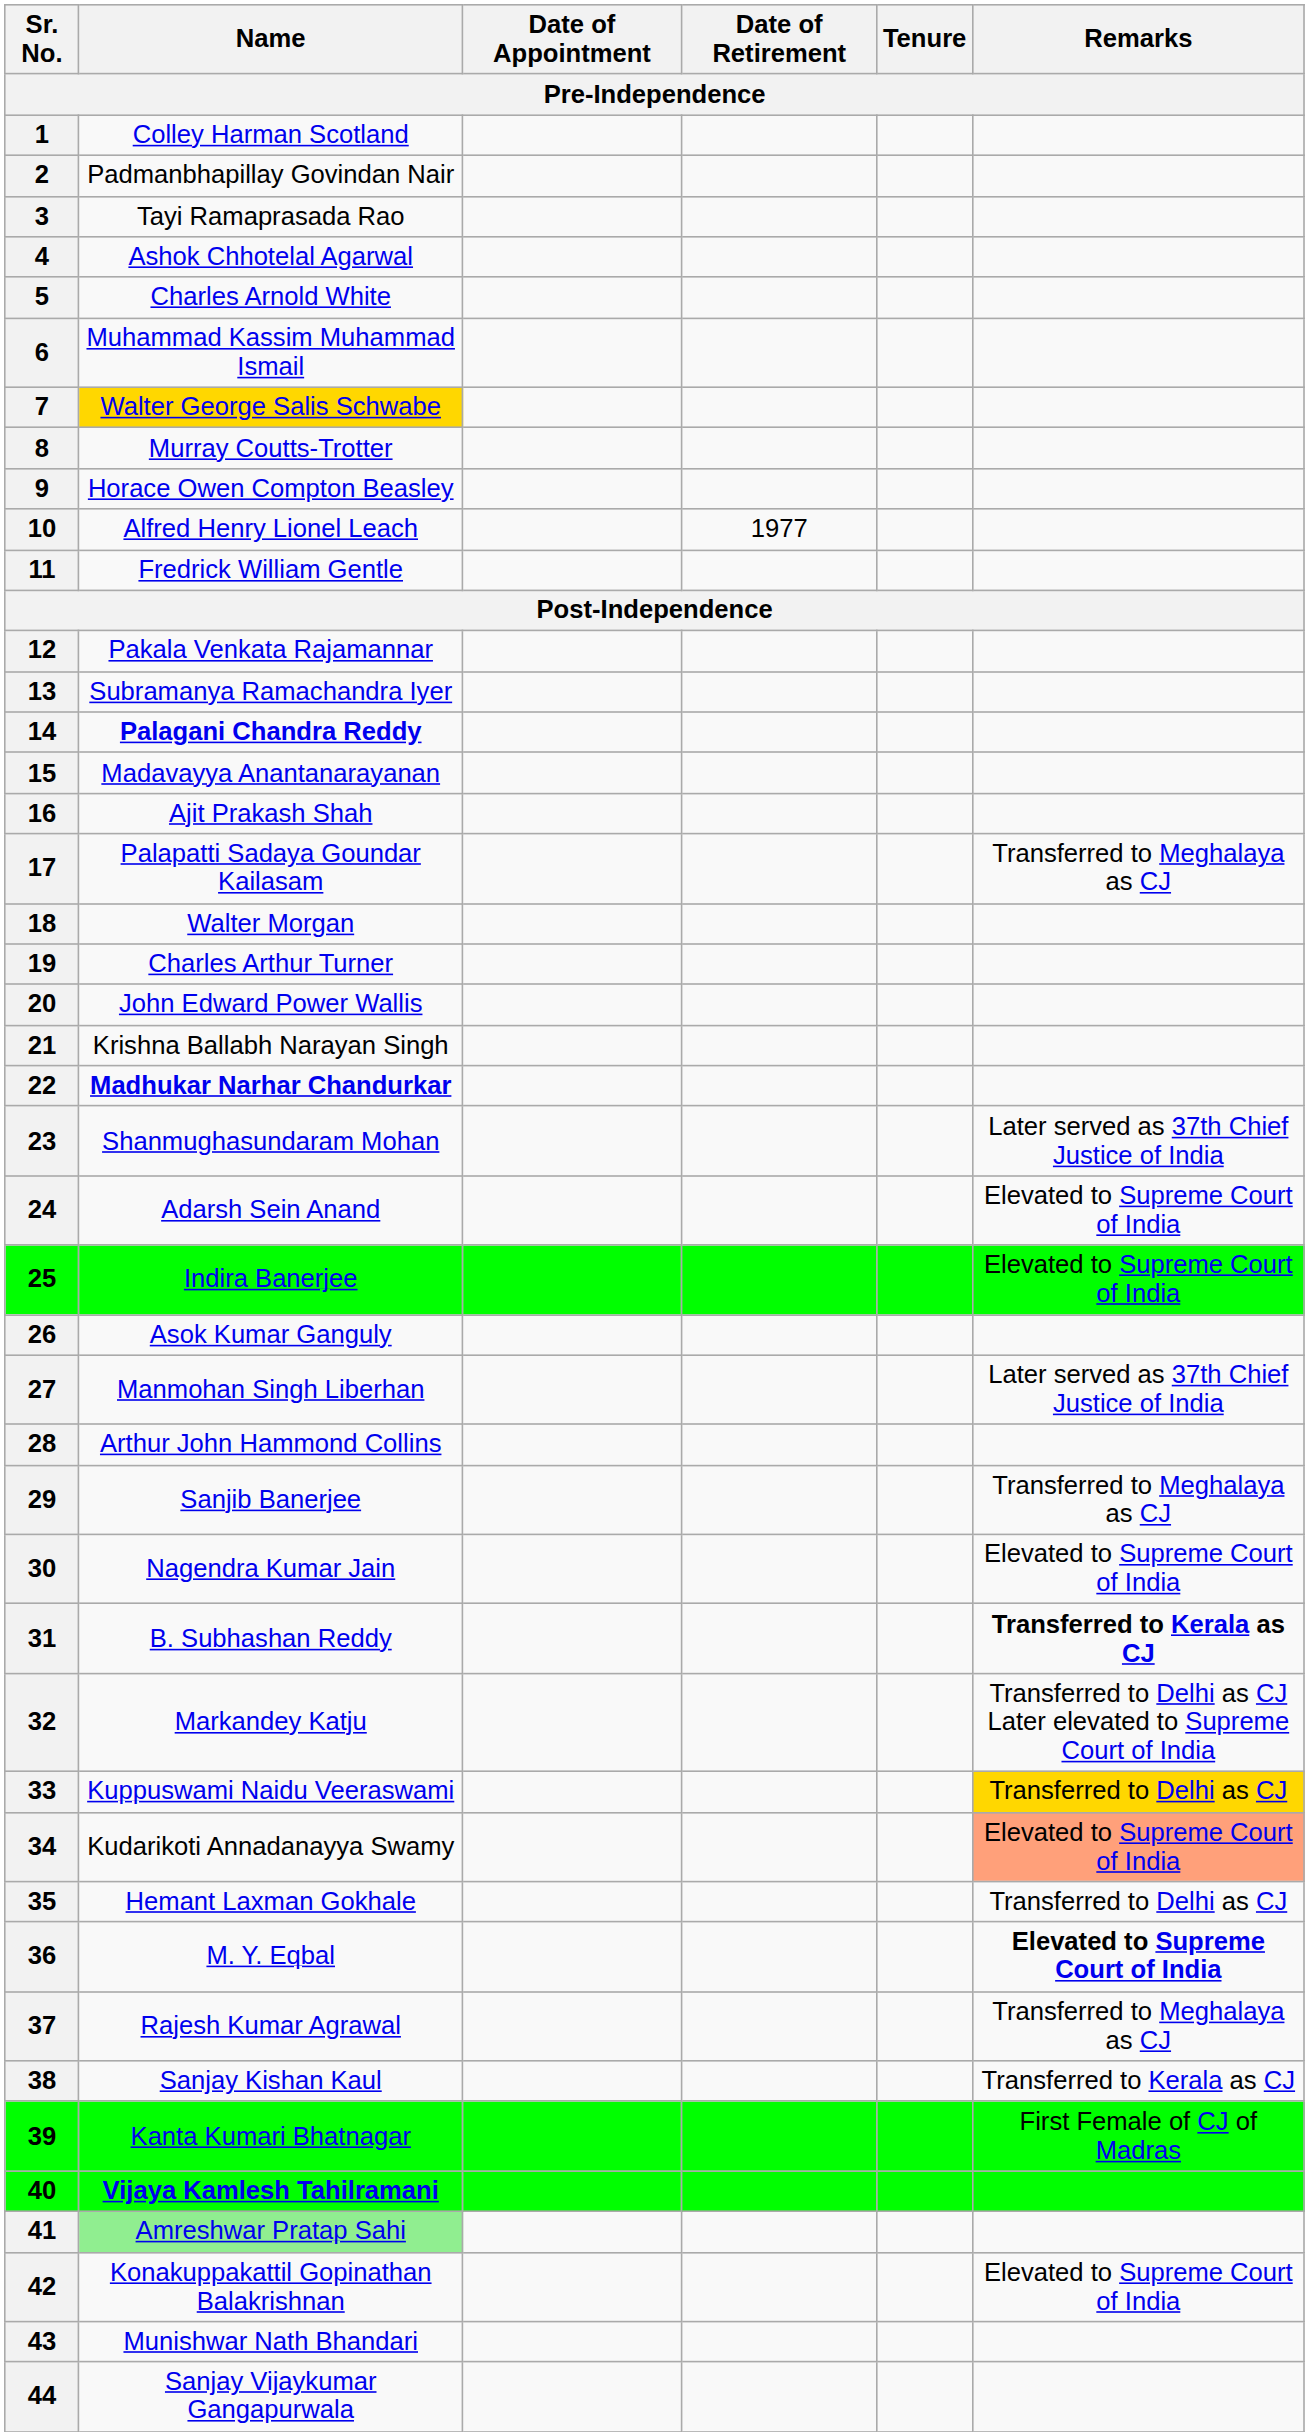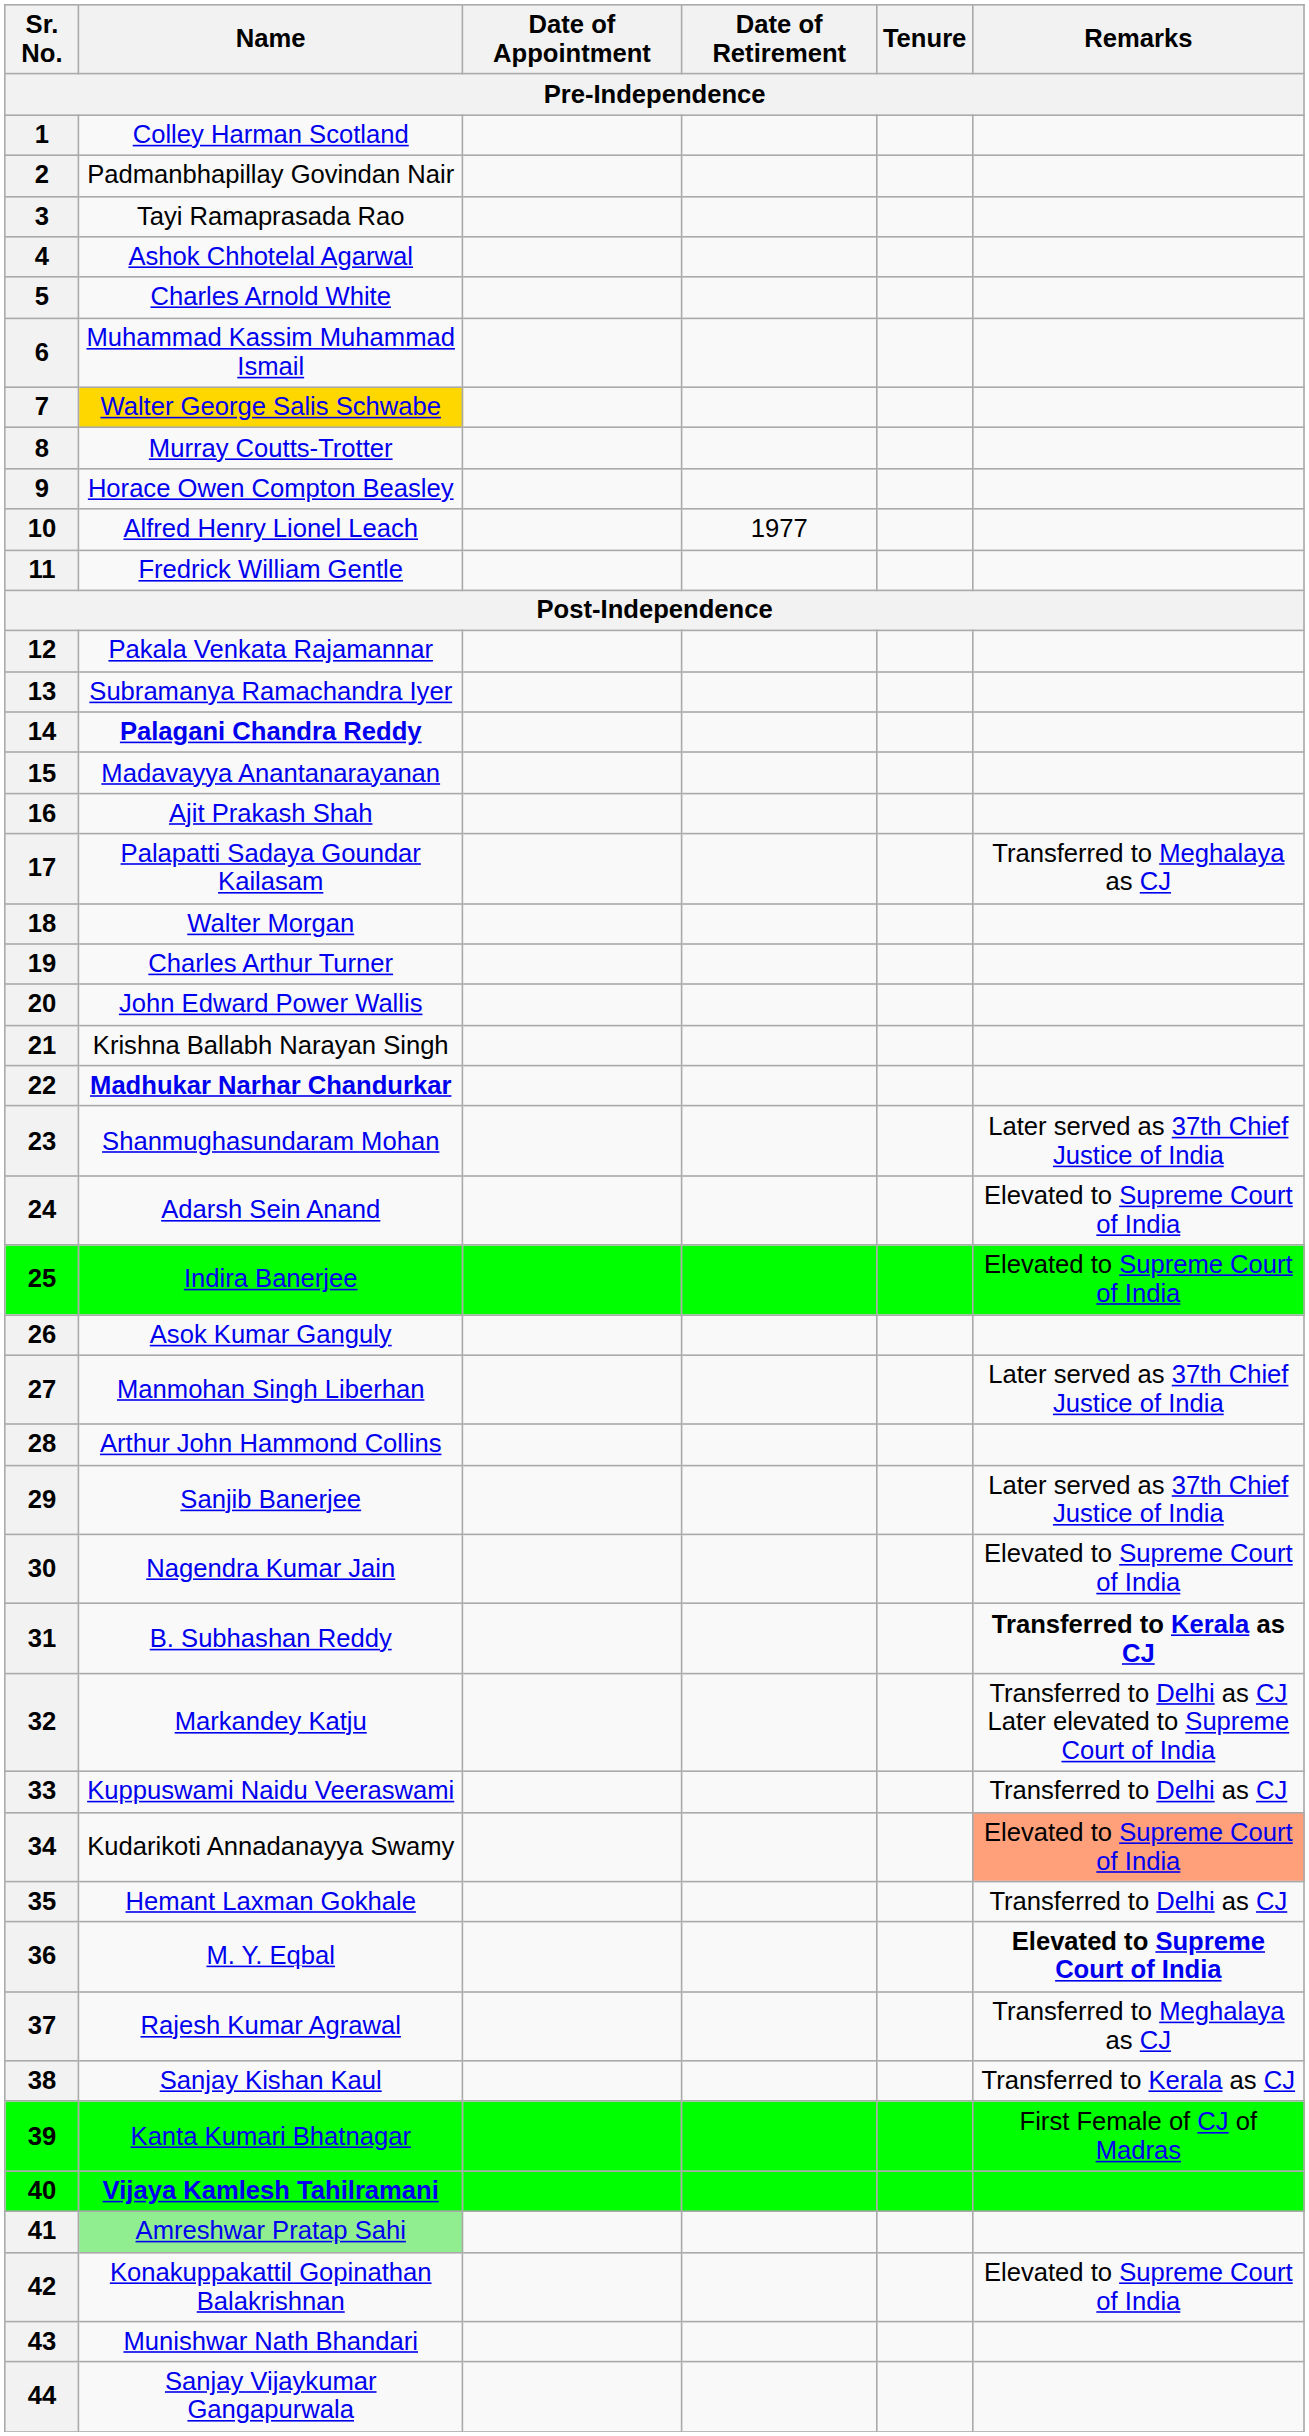(1138, 1499) Transferred to Meghalaya as CJ -> (1138, 1499) Later served as 37th Chief Justice of India
(1138, 1791) gold background -> (1138, 1791) no background
